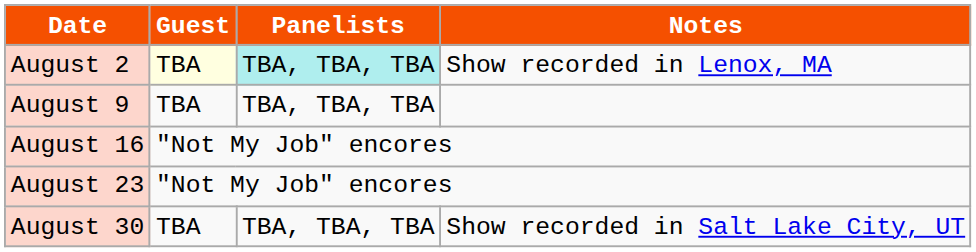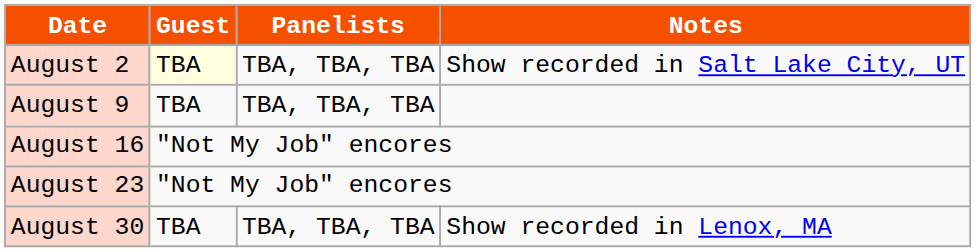(338, 65) paleturquoise background -> (338, 65) no background
(639, 65) Show recorded in Lenox, MA -> (706, 65) Show recorded in Salt Lake City, UT
(706, 226) Show recorded in Salt Lake City, UT -> (639, 226) Show recorded in Lenox, MA
